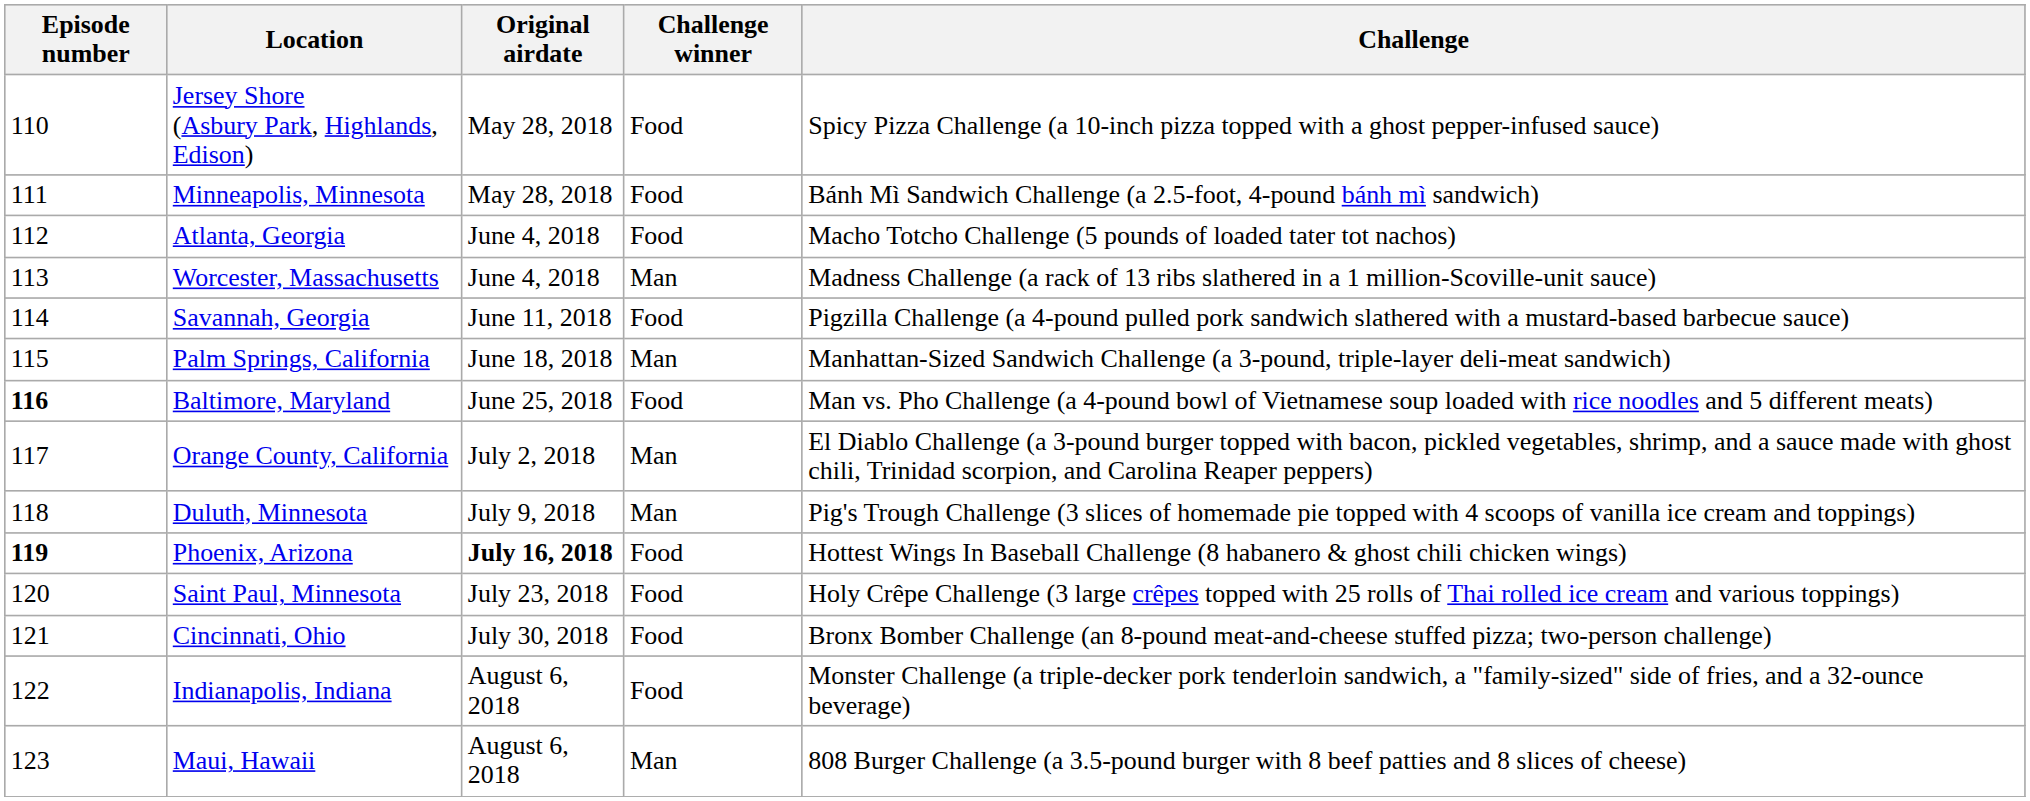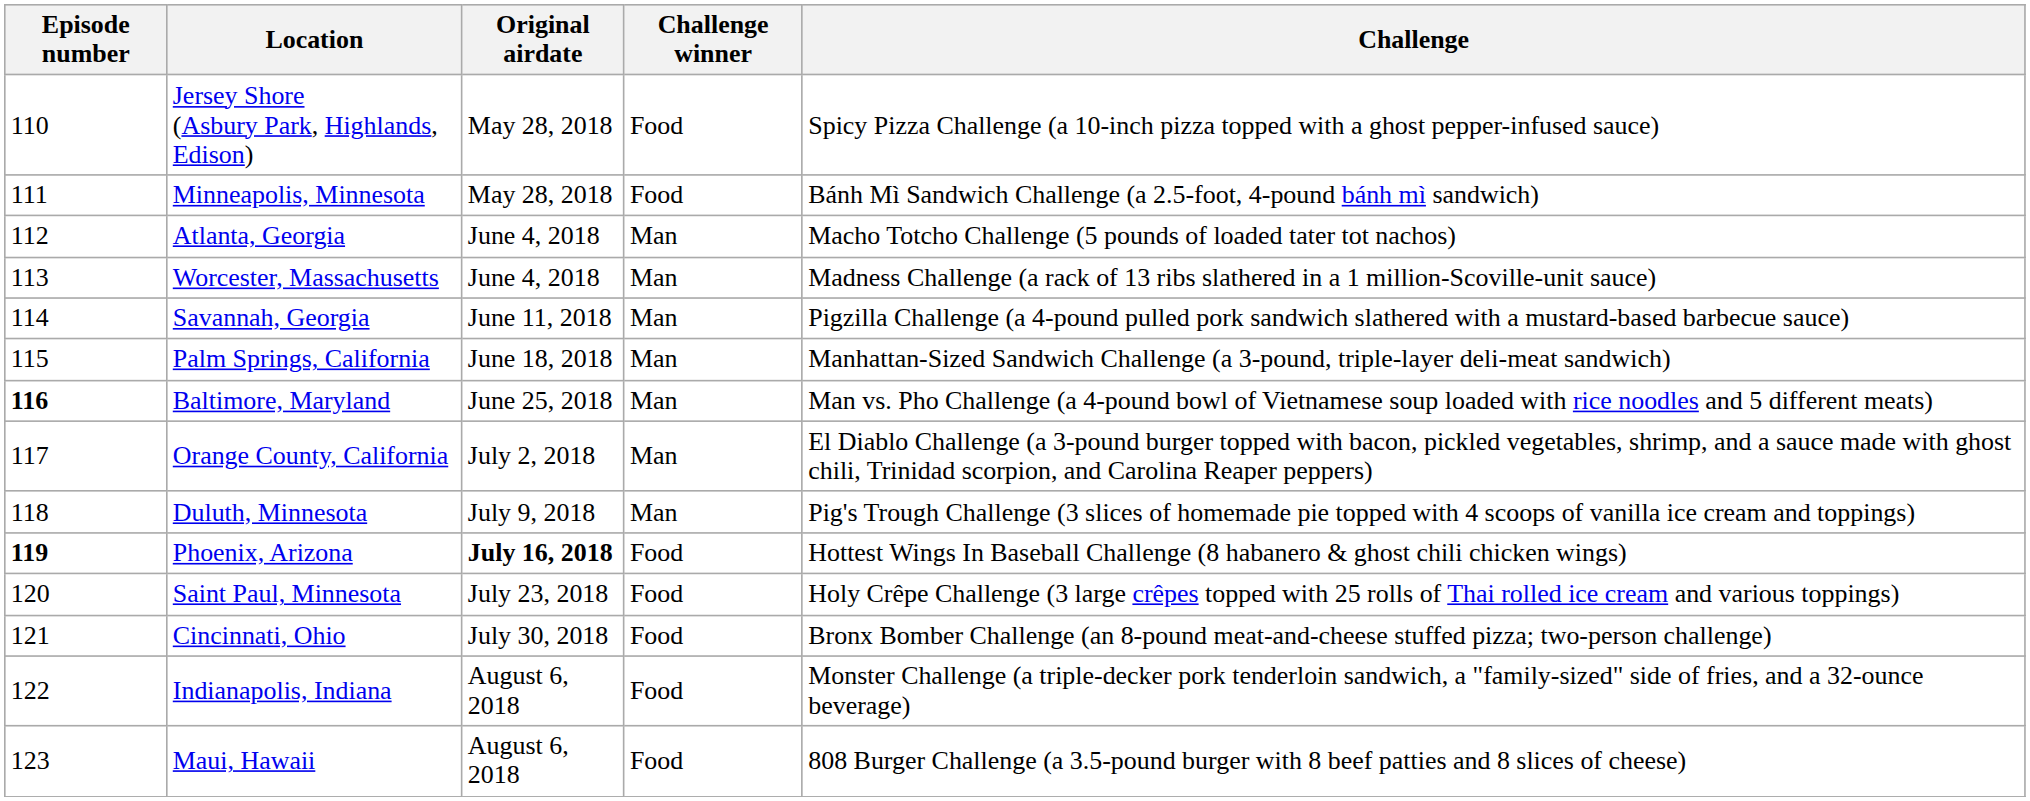(657, 235) Food -> (654, 235) Man
(657, 318) Food -> (654, 318) Man
(657, 400) Food -> (654, 400) Man
(654, 760) Man -> (657, 760) Food
